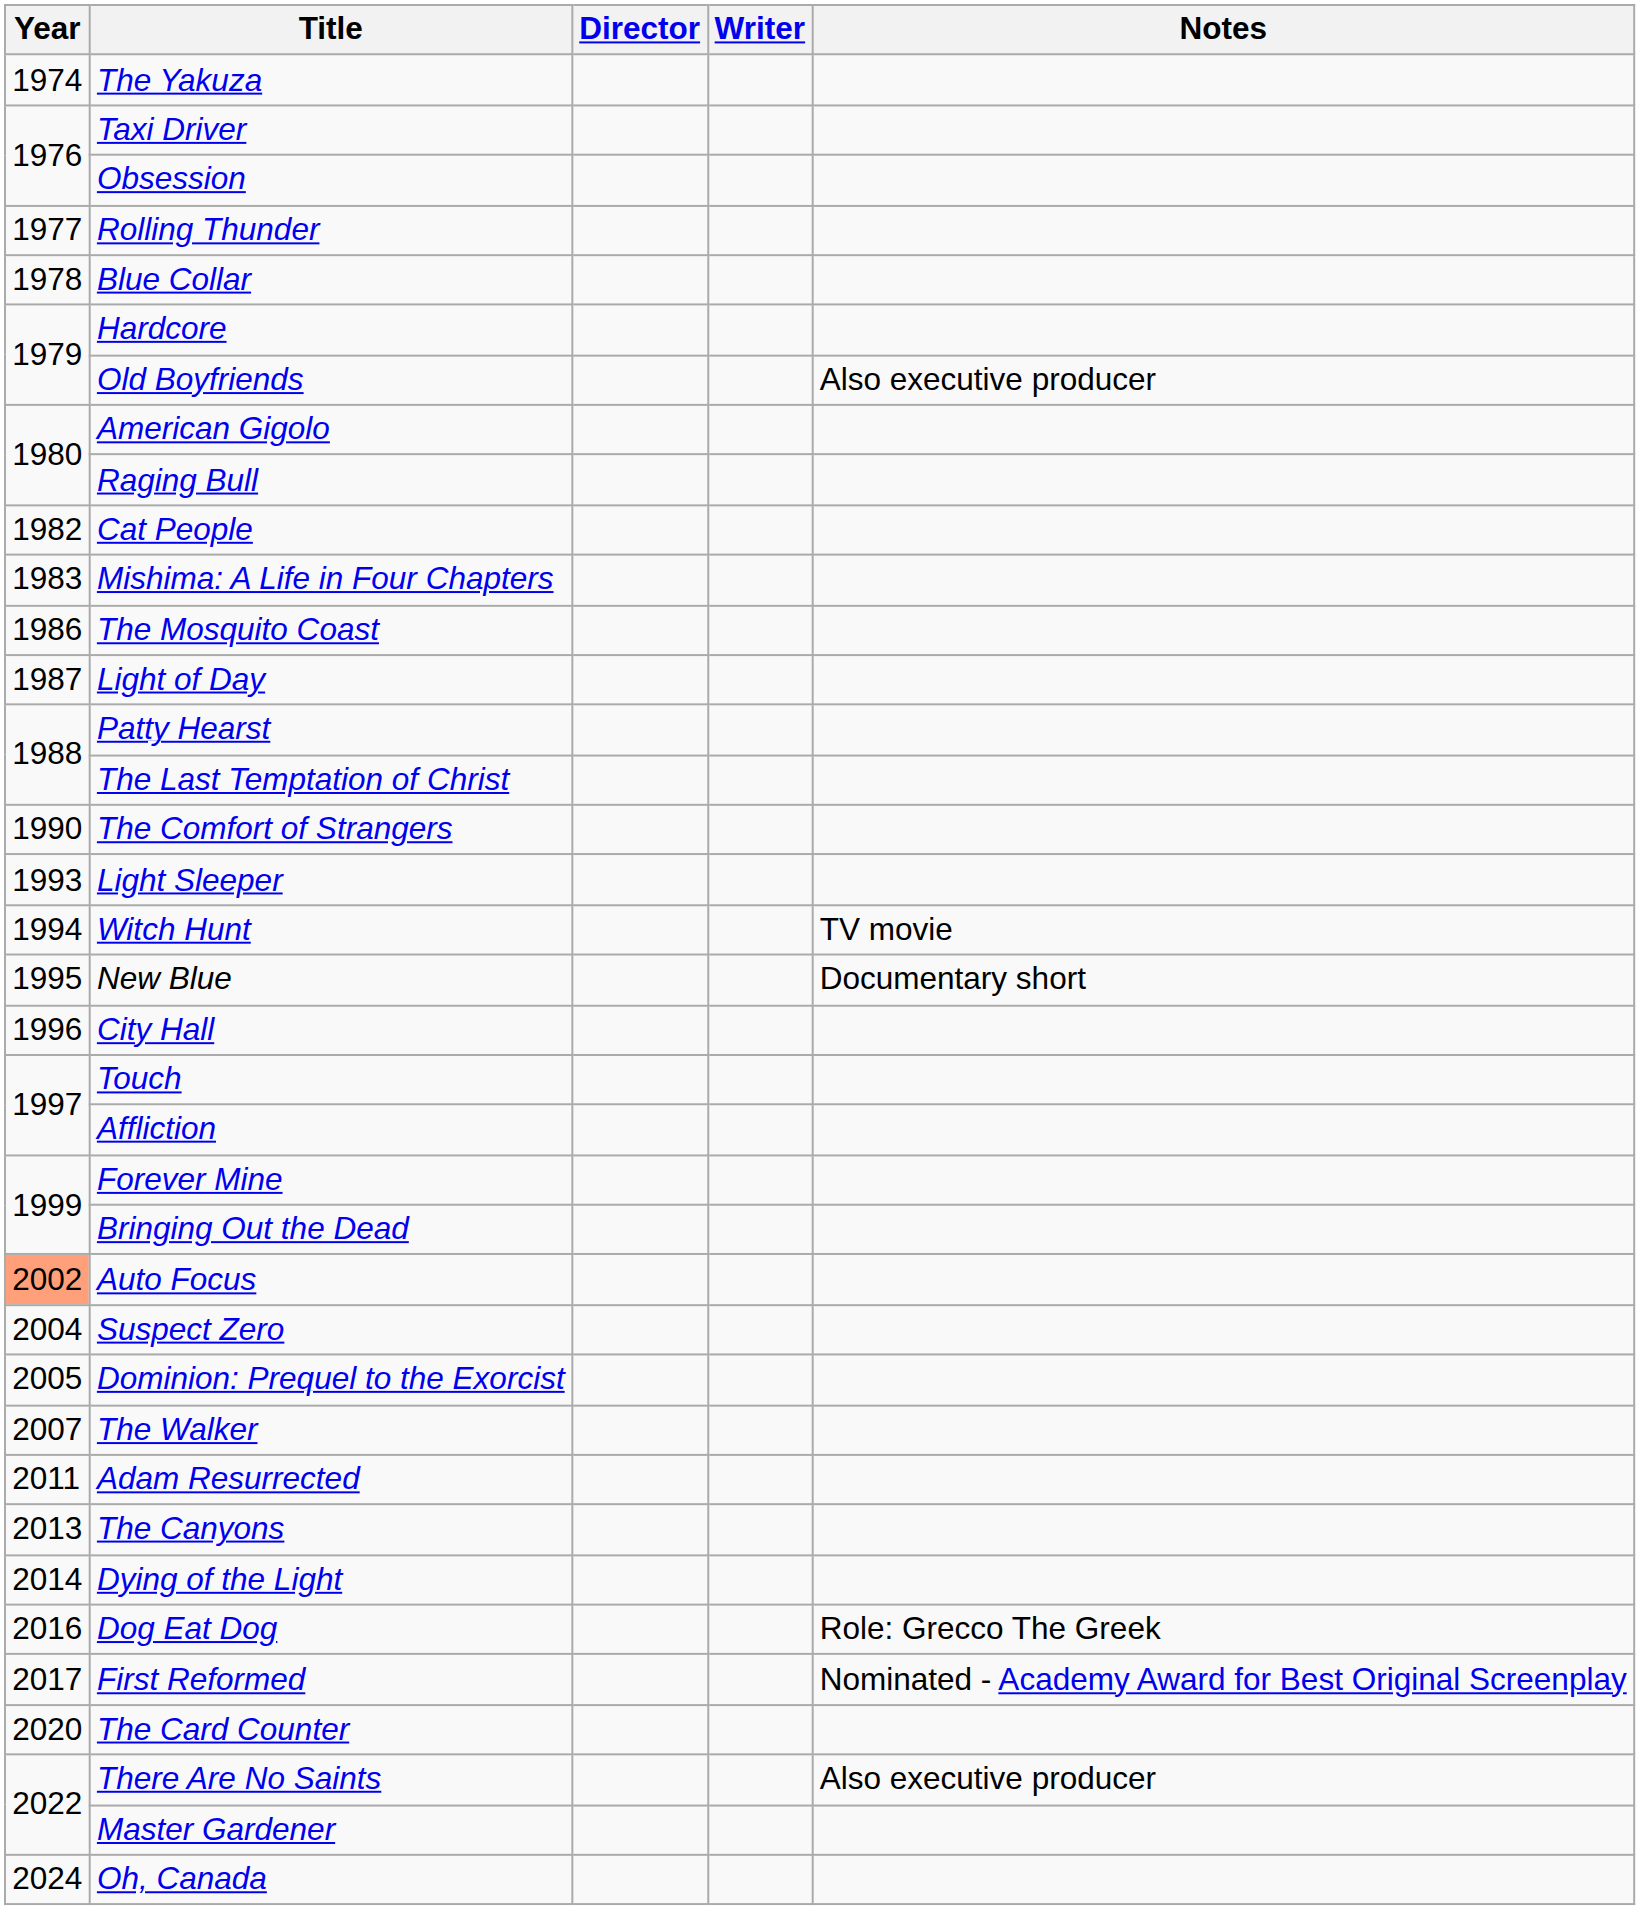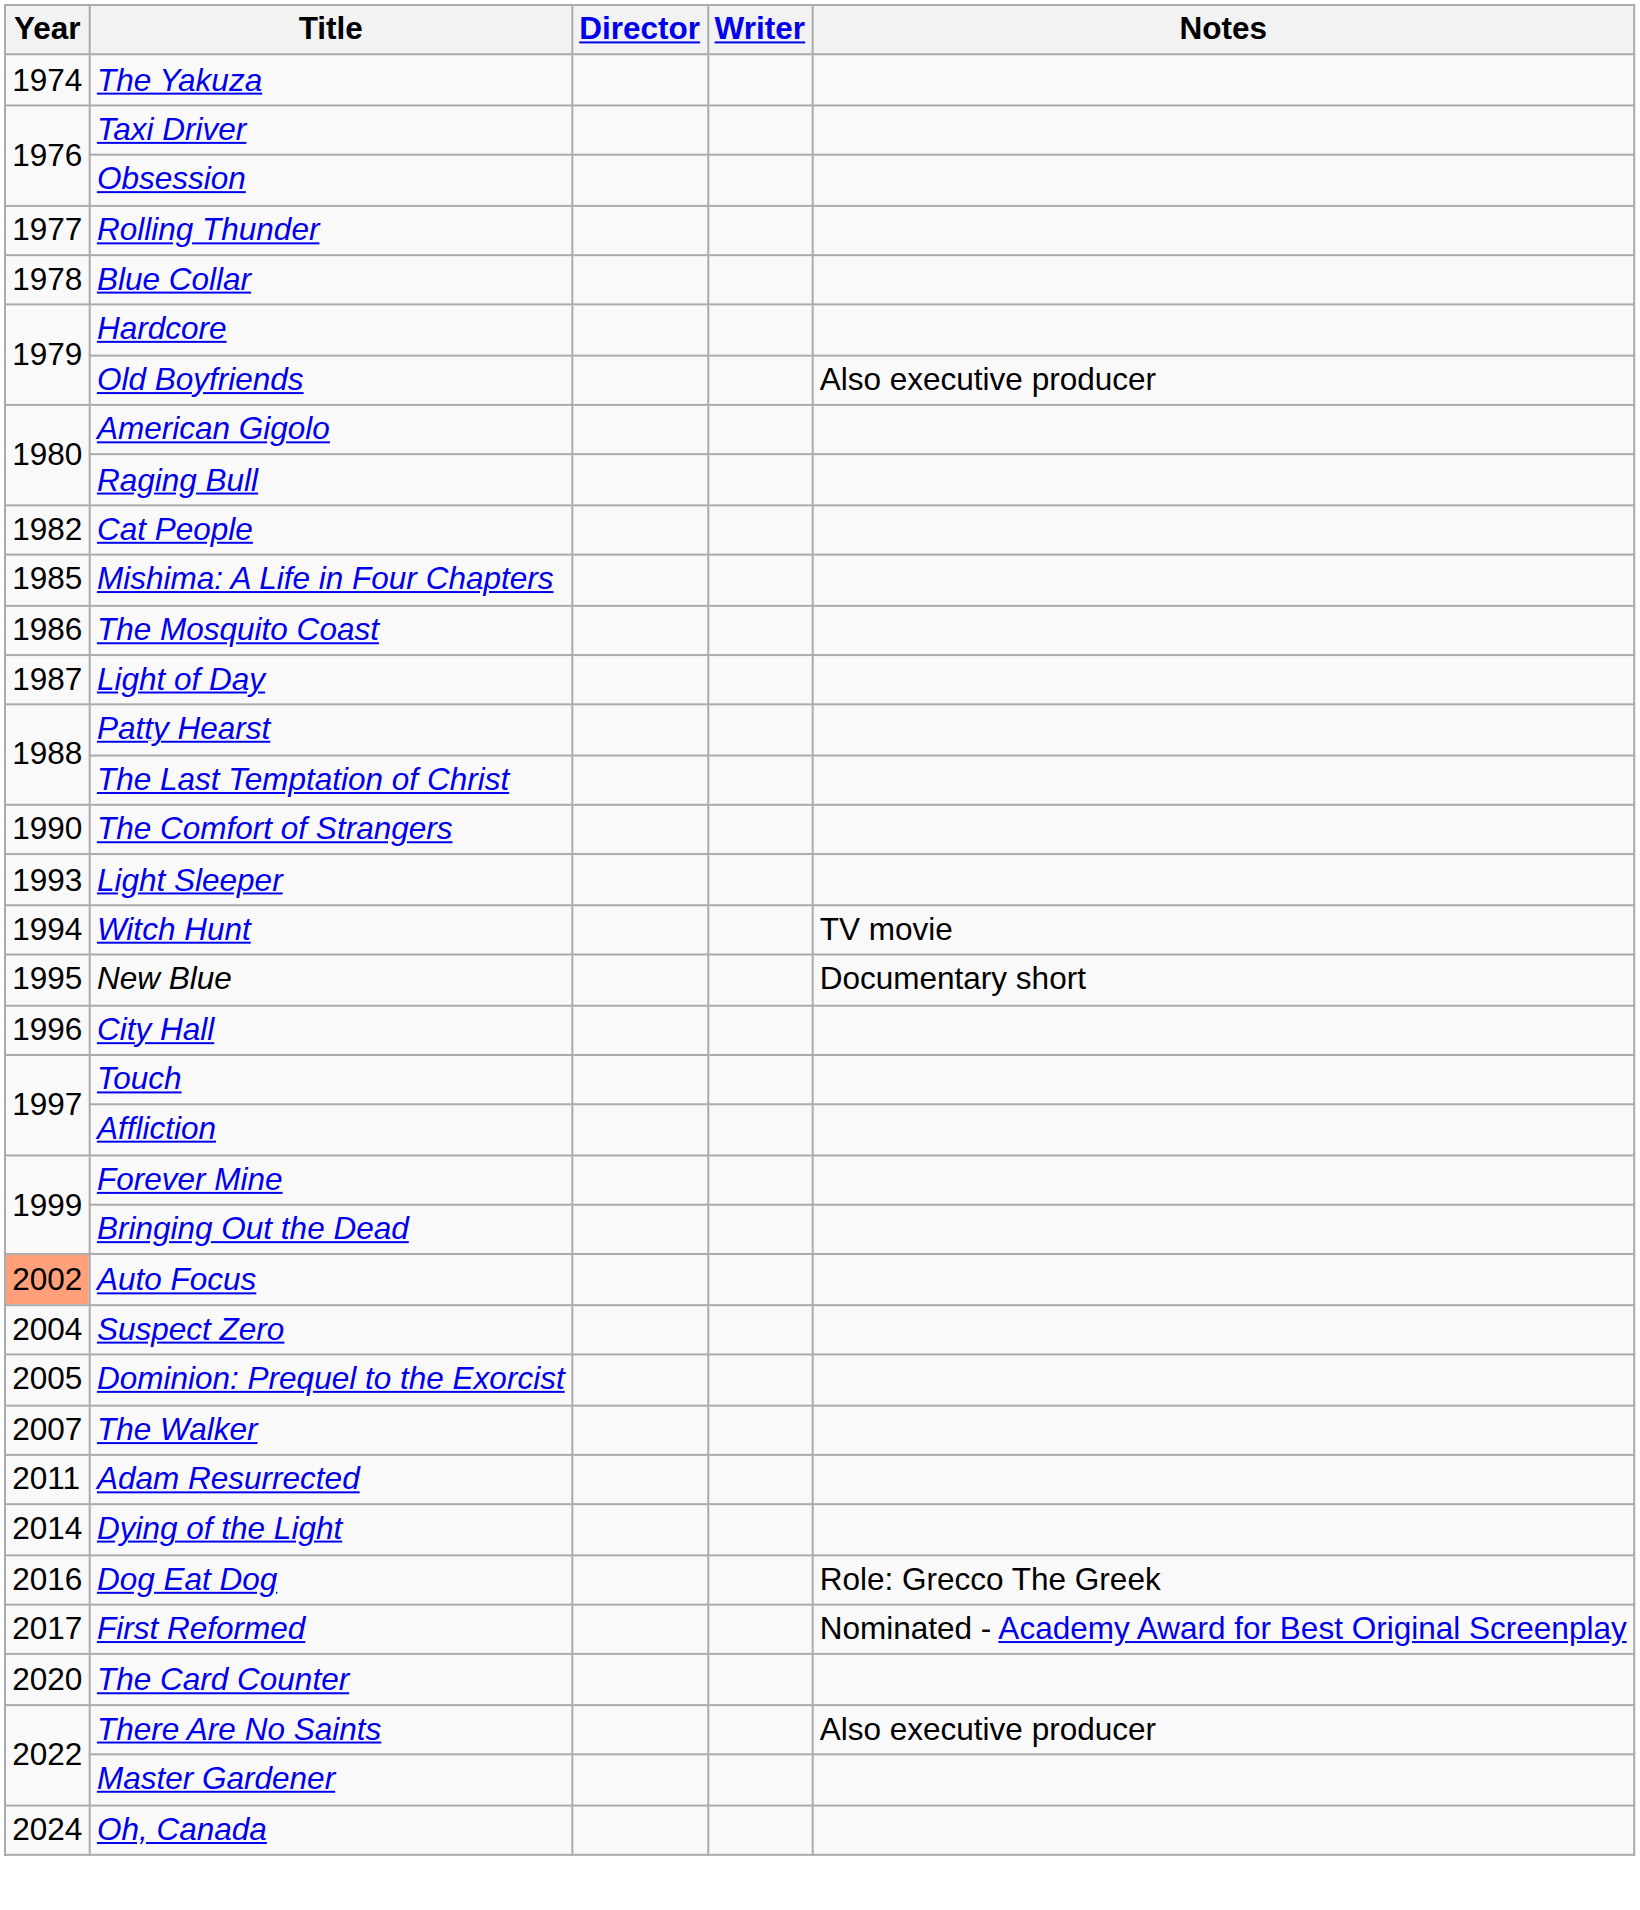(47, 579) 1983 -> (47, 579) 1985
- row: (191, 1529)
